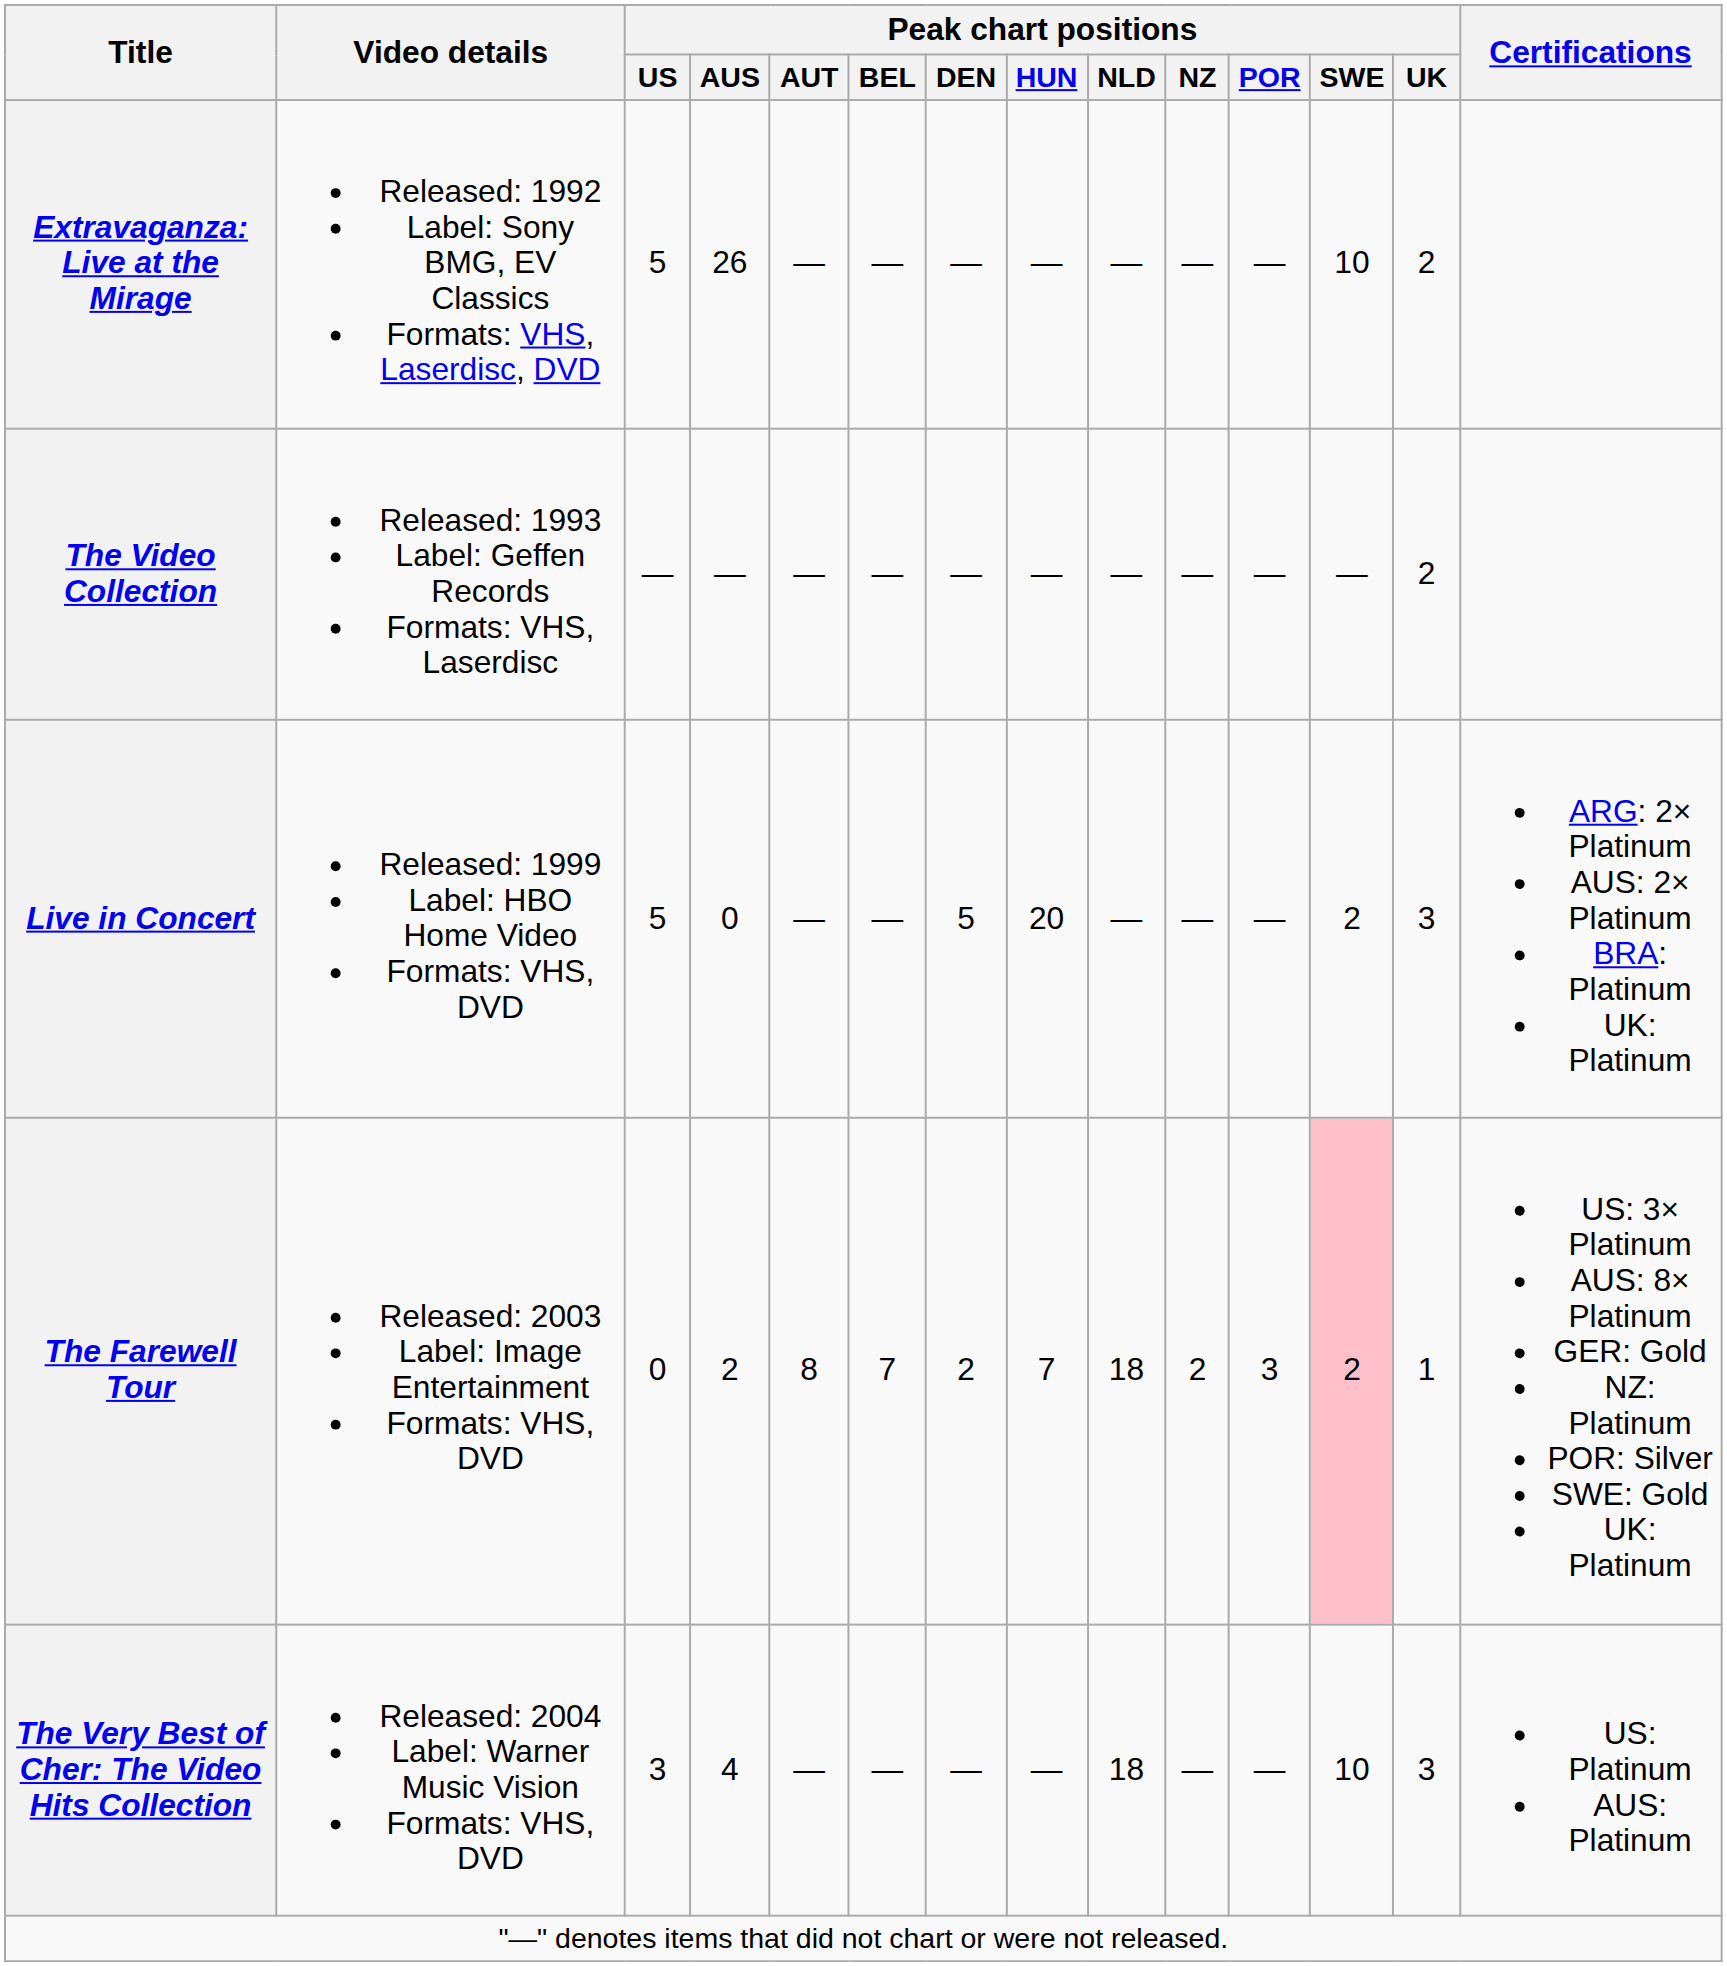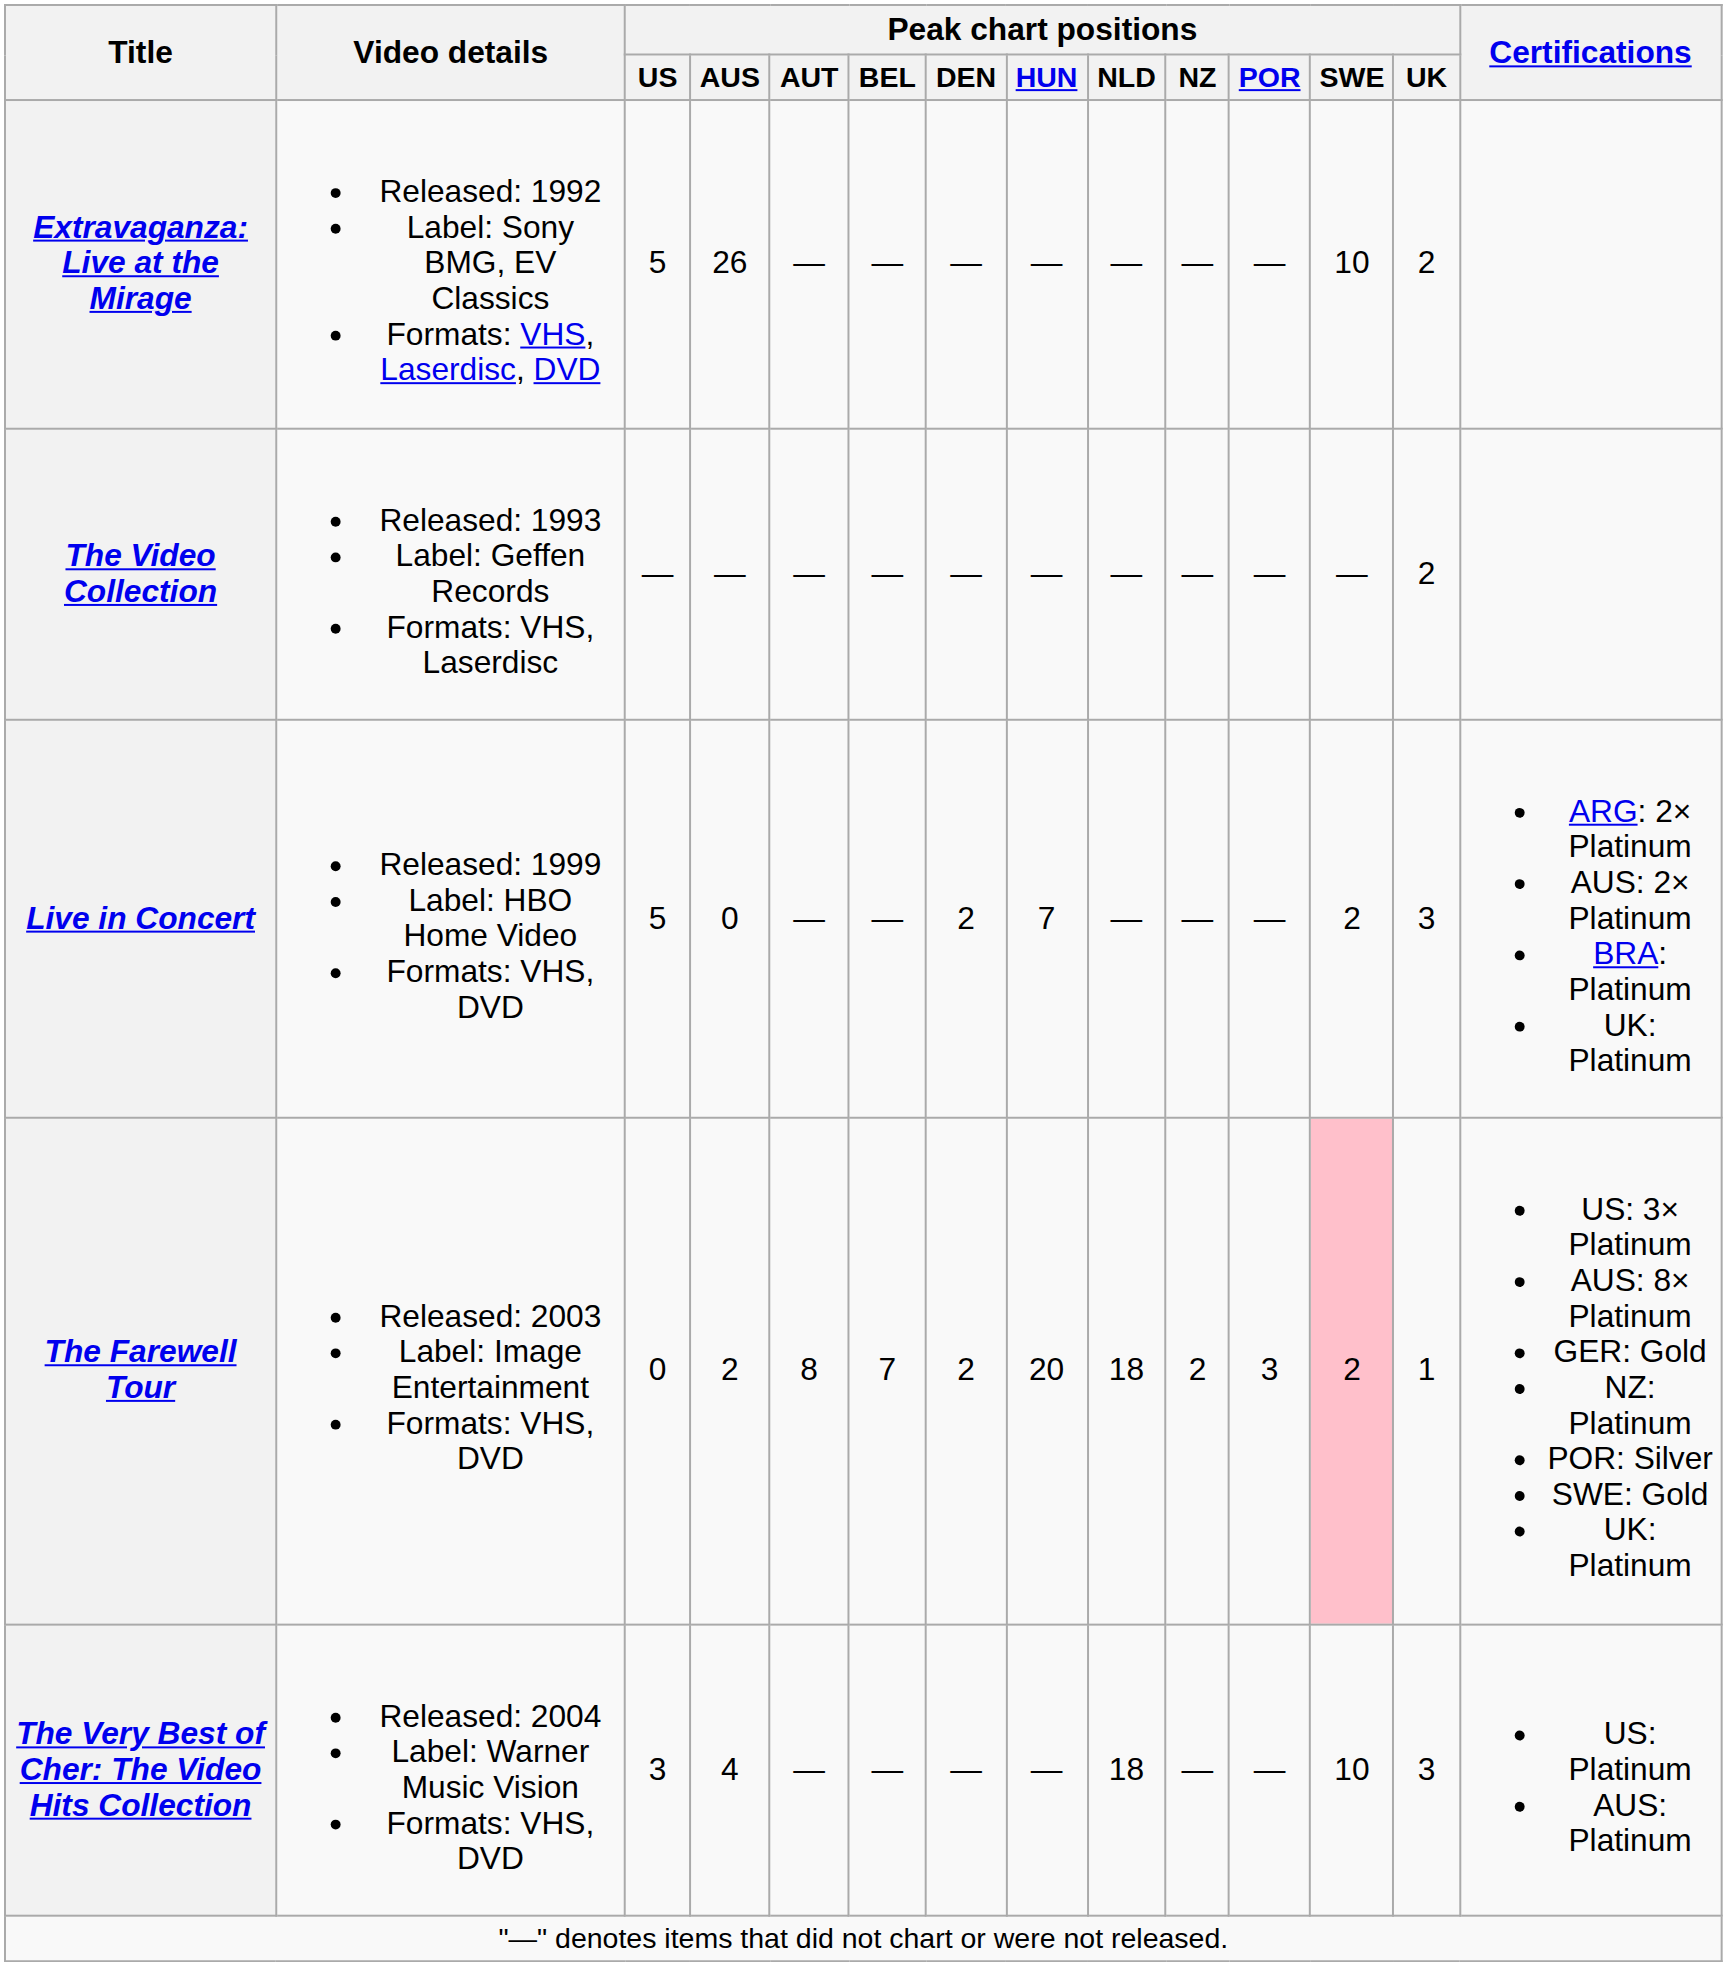(966, 918) 5 -> (966, 918) 2
(1047, 918) 20 -> (1047, 918) 7
(1047, 1370) 7 -> (1047, 1370) 20
